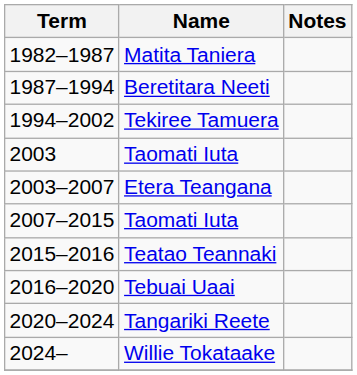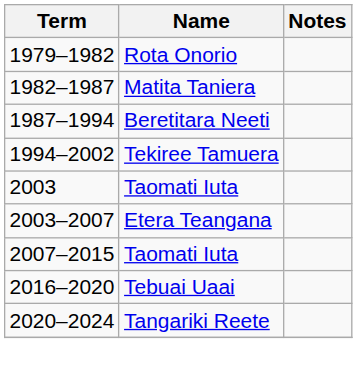+ row: (62, 54)
- row: (62, 253)
- row: (39, 353)
